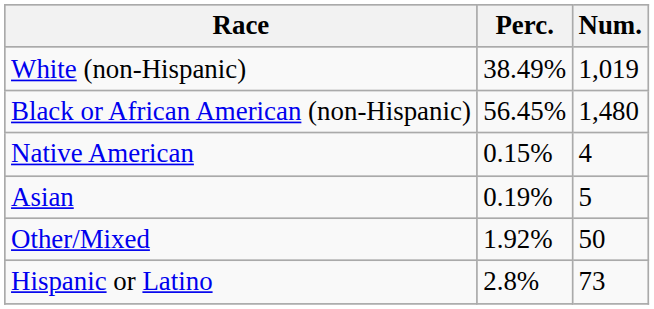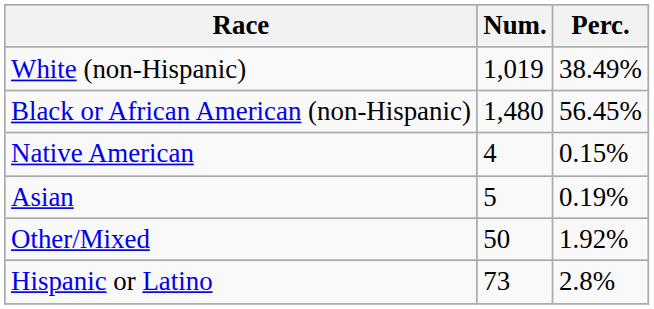columns swapped: (610, 25) <-> (525, 25)
